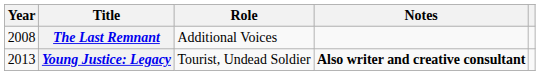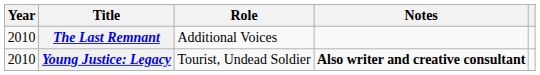(22, 37) 2008 -> (22, 37) 2010
(22, 59) 2013 -> (22, 59) 2010
